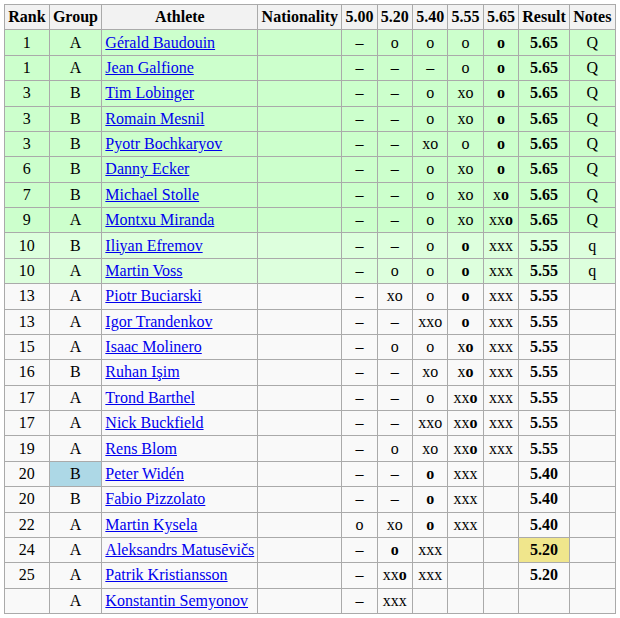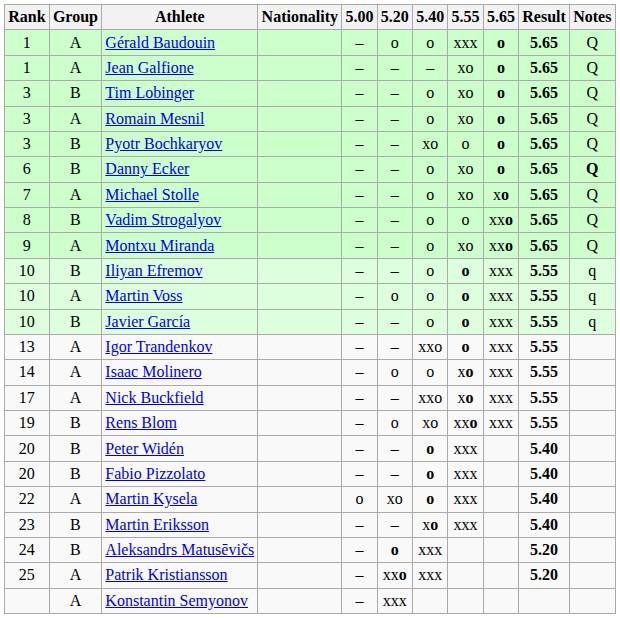(466, 42) o -> (466, 42) xxx
(466, 67) o -> (466, 67) xo
(75, 118) B -> (75, 118) A
(592, 169) normal -> (592, 169) bold
(75, 194) B -> (75, 194) A
+ row: (163, 220)
+ row: (148, 321)
- row: (154, 296)
(27, 347) 15 -> (27, 372) 14
- row: (142, 372)
- row: (150, 397)
(466, 423) xxo -> (466, 397) xo
(75, 448) A -> (75, 423) B
(75, 473) lightblue background -> (75, 448) no background
+ row: (157, 524)
(75, 550) A -> (75, 550) B
(544, 550) khaki background -> (544, 550) no background
